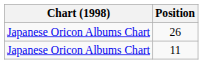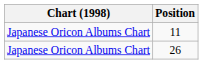rows swapped: (175, 50) <-> (175, 31)
